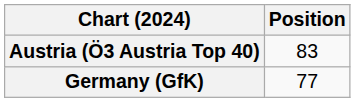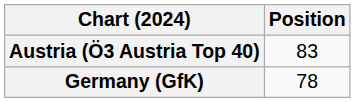(307, 81) 77 -> (307, 81) 78
